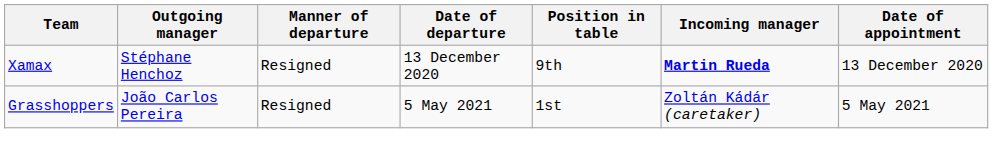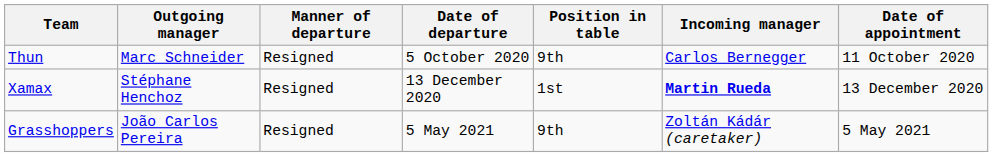+ row: (26, 57)
(549, 66) 9th -> (550, 90) 1st
(549, 107) 1st -> (550, 131) 9th
